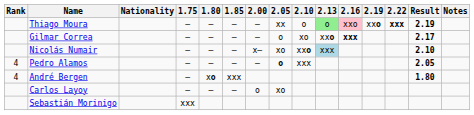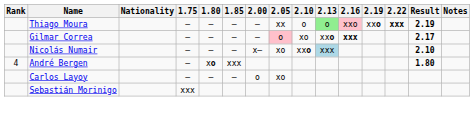(281, 37) no background -> (281, 37) pink background
- row: (59, 63)
